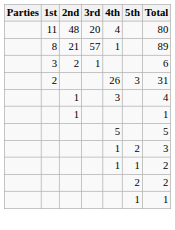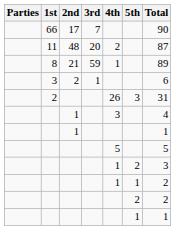+ row: (52, 30)
(117, 30) 4 -> (117, 47) 2
(163, 30) 80 -> (163, 47) 87
(95, 47) 57 -> (95, 64) 59
